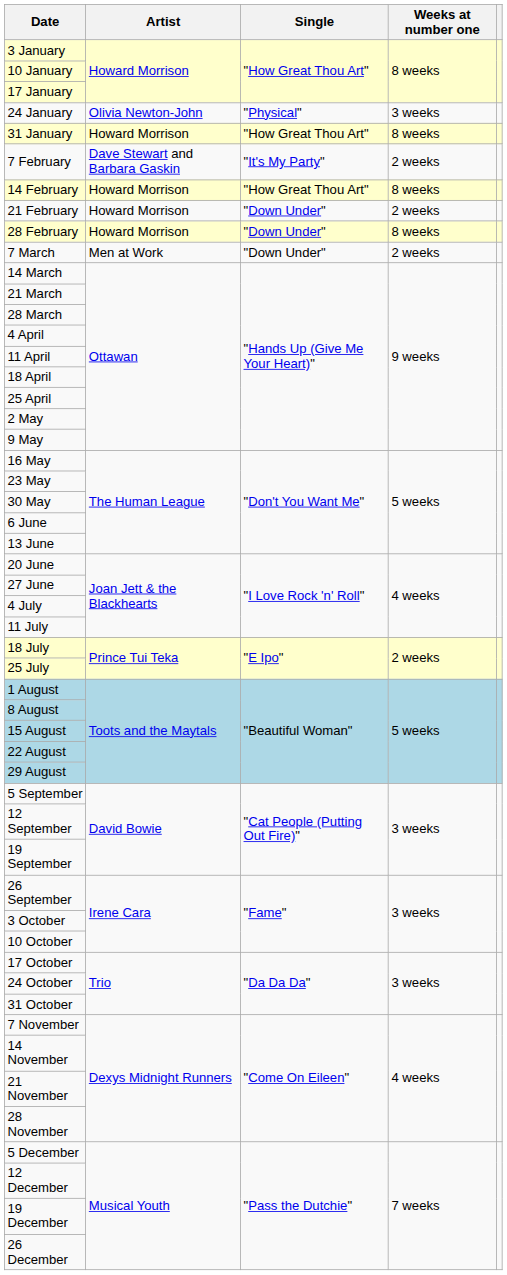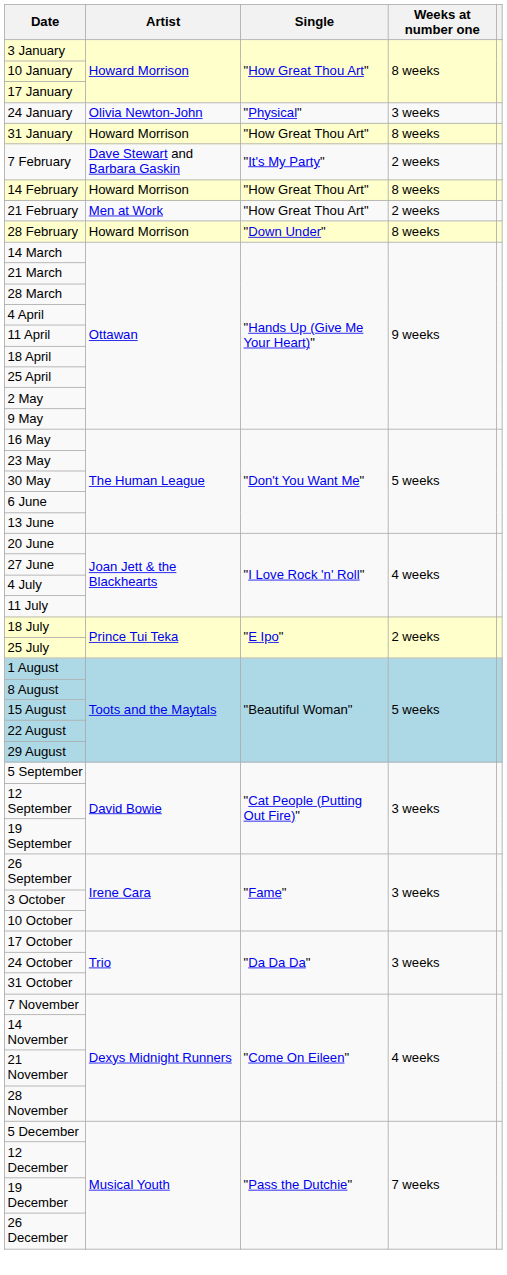(139, 210) Howard Morrison -> (126, 210) Men at Work
(285, 210) "Down Under" -> (306, 210) "How Great Thou Art"
- row: (31, 252)
